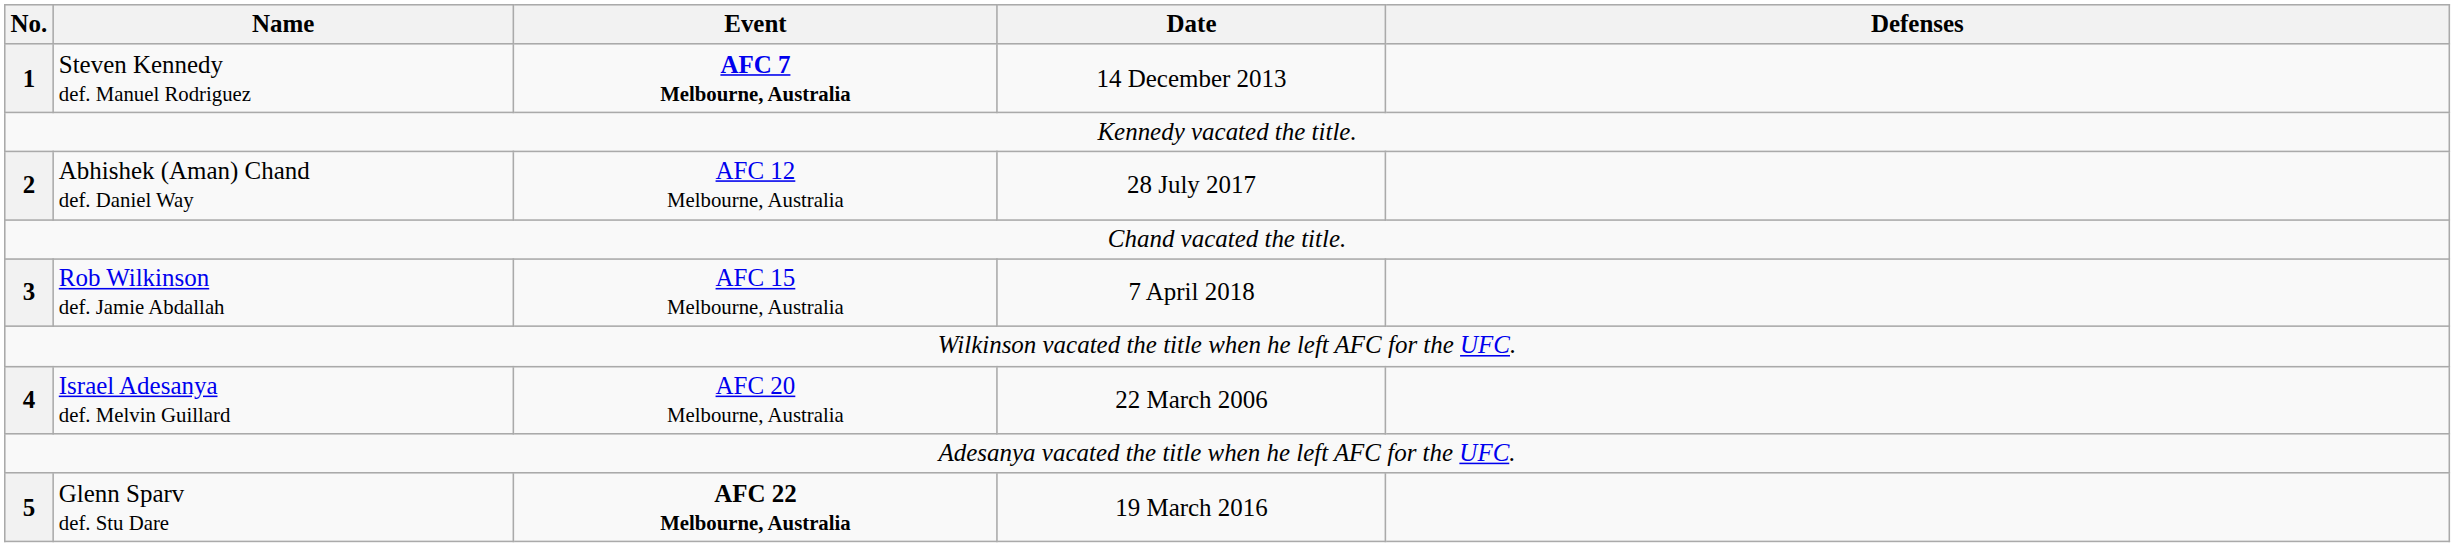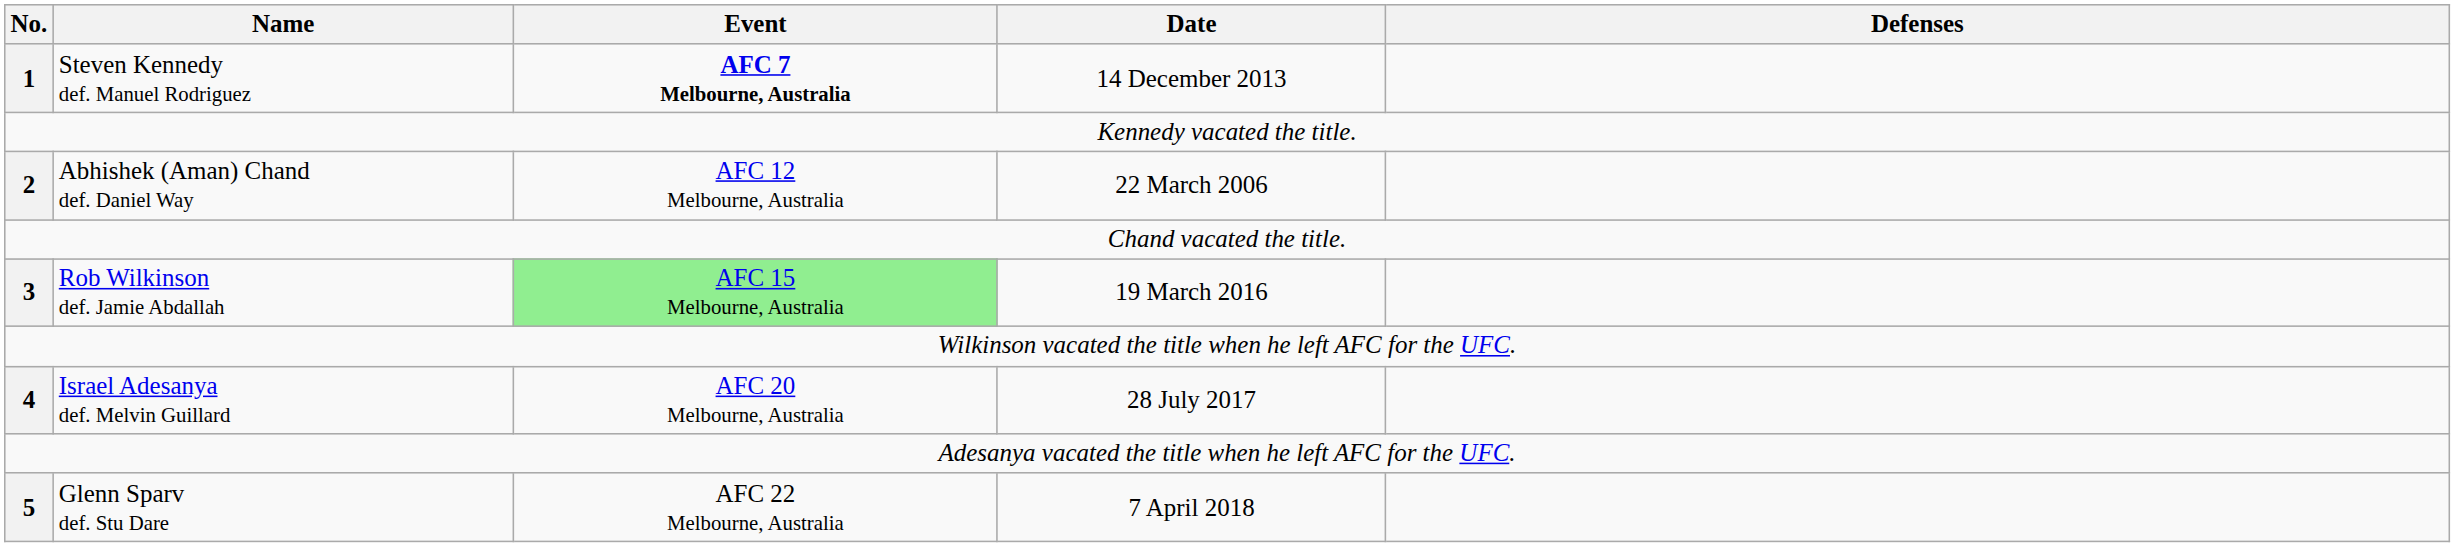(1192, 185) 28 July 2017 -> (1192, 185) 22 March 2006
(755, 292) no background -> (755, 292) lightgreen background
(1192, 292) 7 April 2018 -> (1192, 292) 19 March 2016
(1192, 399) 22 March 2006 -> (1192, 399) 28 July 2017
(755, 506) bold -> (755, 506) normal
(1192, 506) 19 March 2016 -> (1192, 506) 7 April 2018
